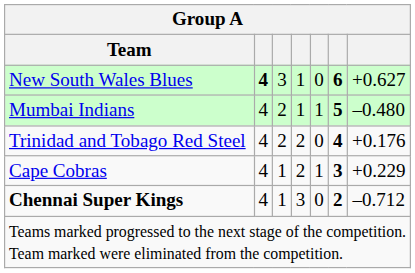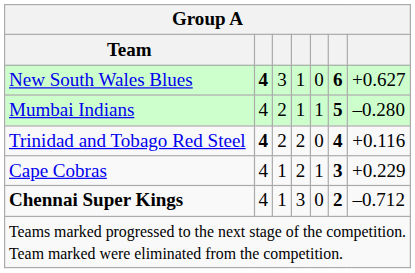(379, 110) –0.480 -> (379, 110) –0.280
(263, 140) normal -> (263, 140) bold
(379, 140) +0.176 -> (379, 140) +0.116
